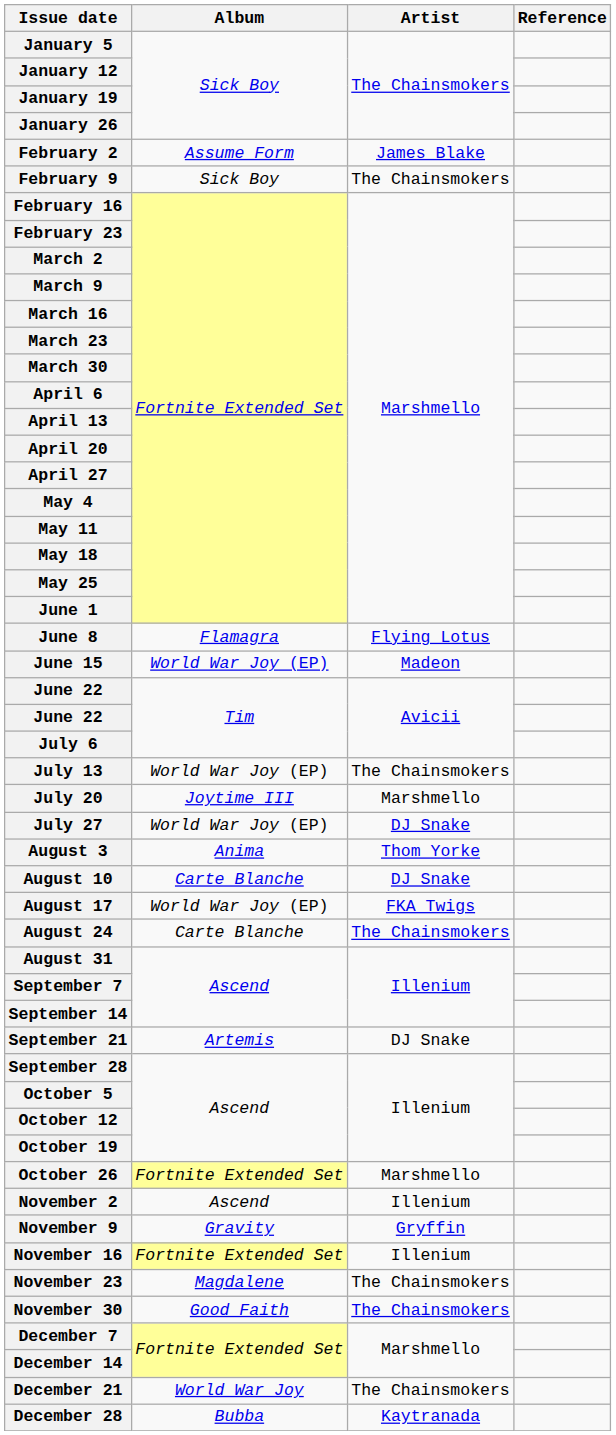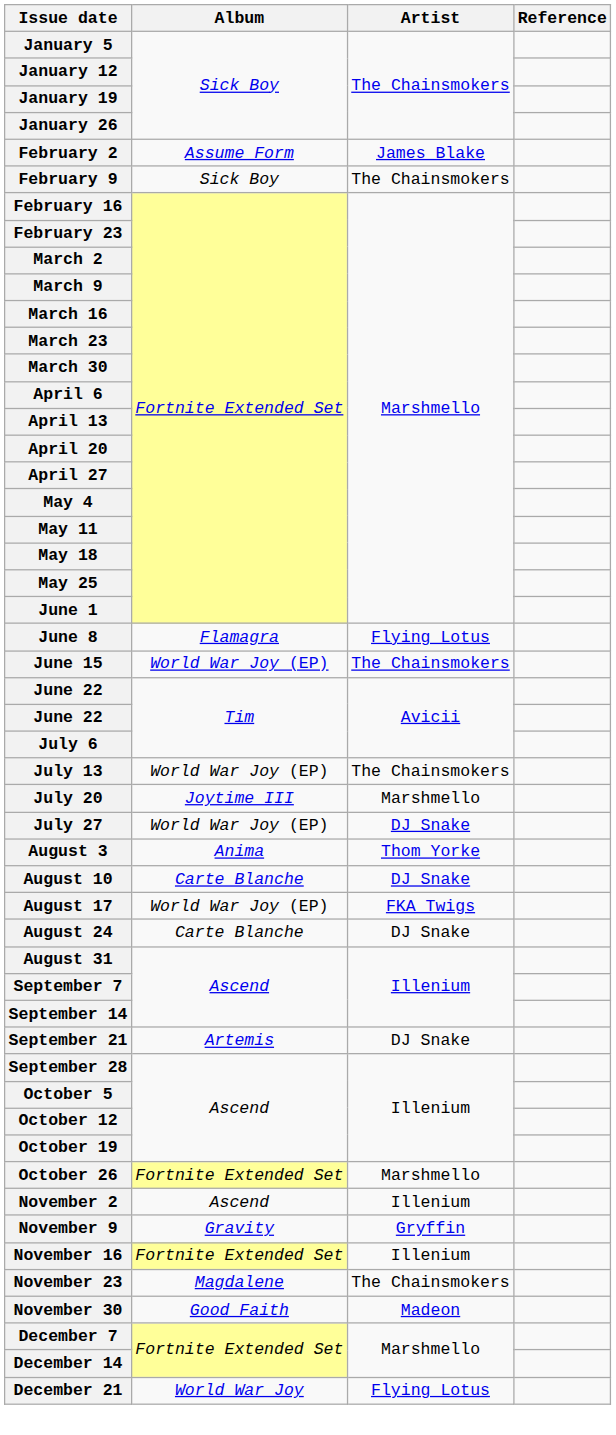(431, 664) Madeon -> (431, 664) The Chainsmokers
(431, 933) The Chainsmokers -> (431, 933) DJ Snake
(431, 1310) The Chainsmokers -> (431, 1310) Madeon
(431, 1390) The Chainsmokers -> (431, 1390) Flying Lotus
- row: (68, 1417)
